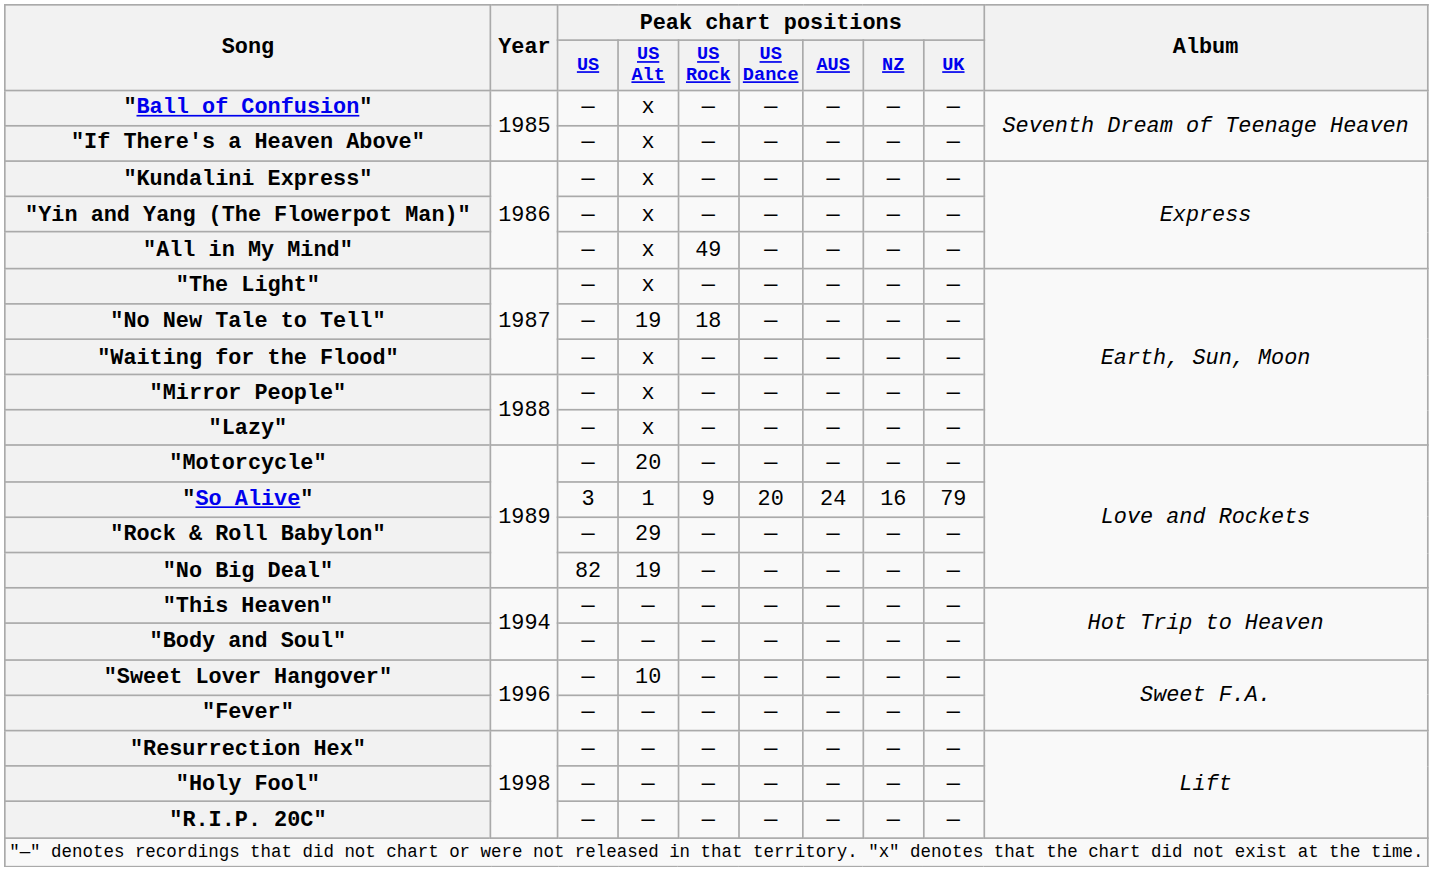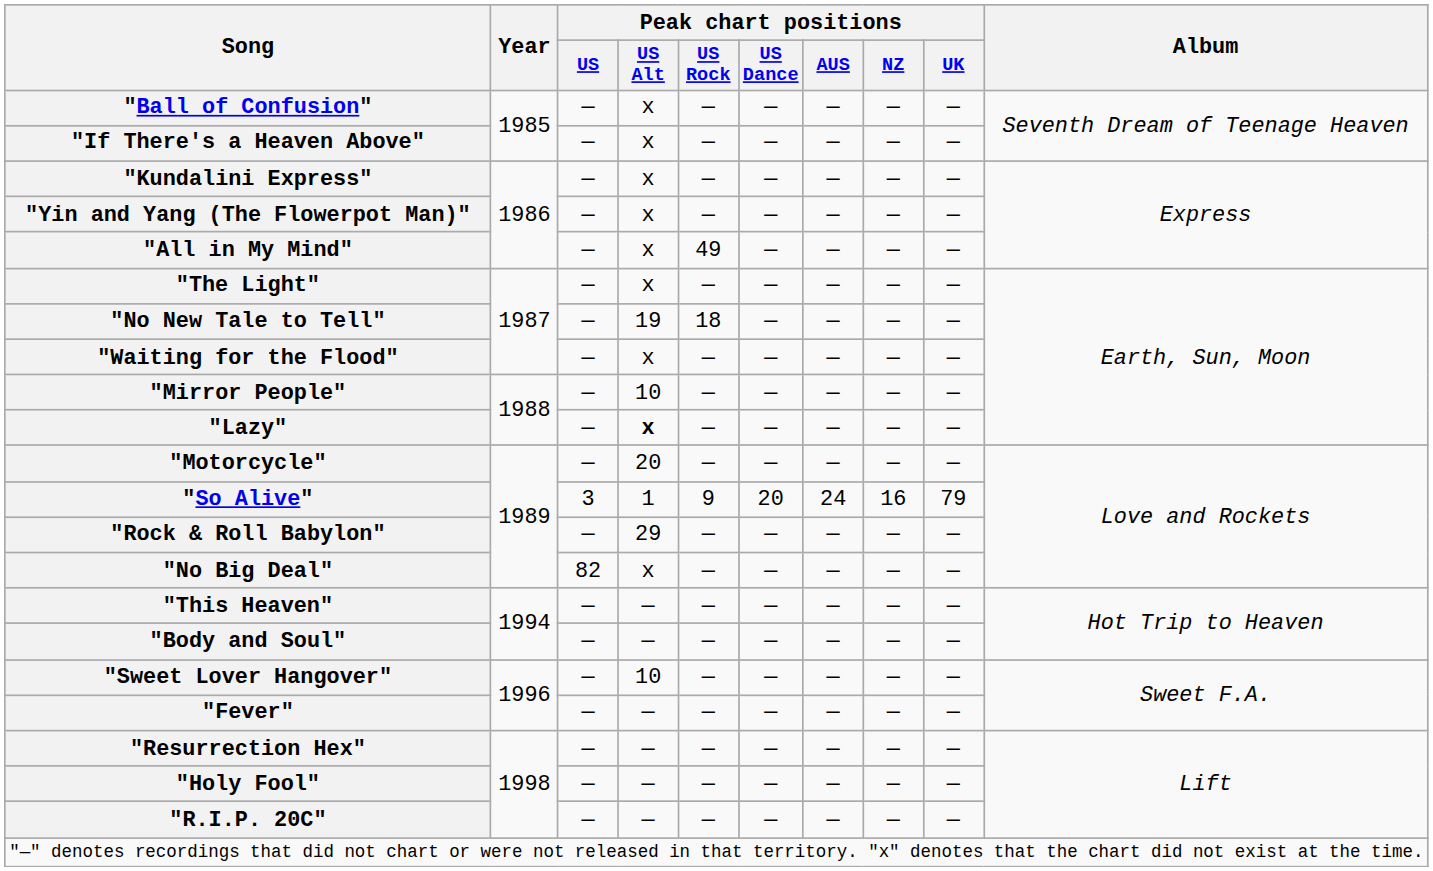(648, 392) x -> (648, 392) 10
(648, 428) normal -> (648, 428) bold
(648, 570) 19 -> (648, 570) x
